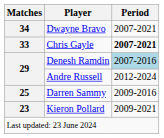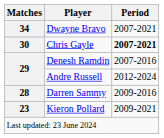(24, 45) 33 -> (24, 45) 30
(135, 61) lightblue background -> (135, 61) no background
(24, 93) 25 -> (24, 93) 28
